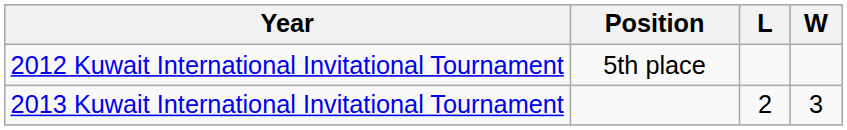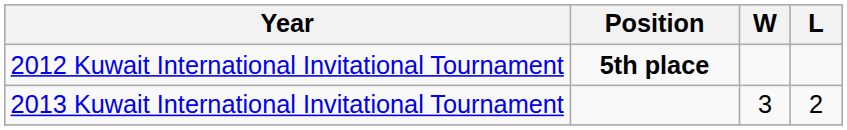columns swapped: (816, 24) <-> (765, 24)
(655, 64) normal -> (655, 64) bold
